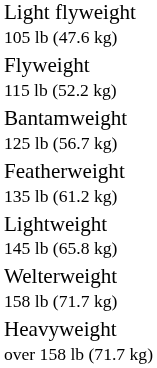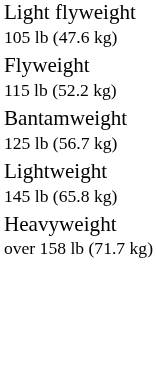- row: (64, 182)
- row: (61, 288)
